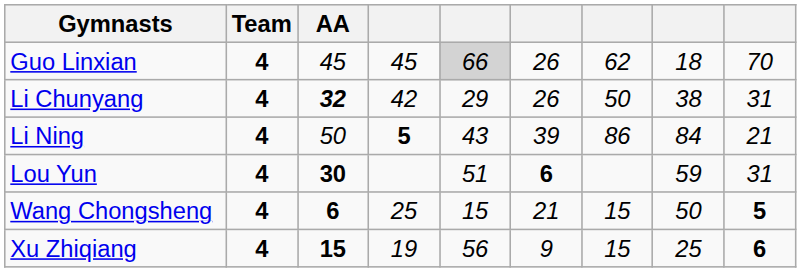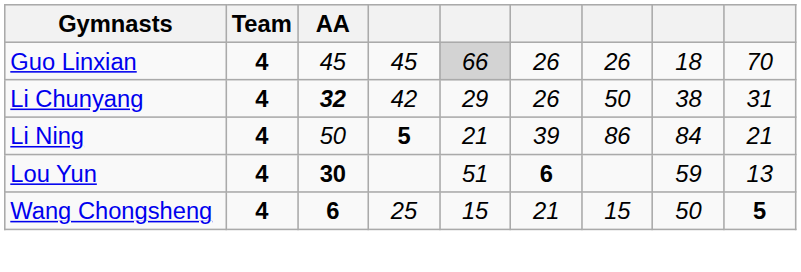(617, 61) 62 -> (617, 61) 26
(475, 136) 43 -> (475, 136) 21
(760, 174) 31 -> (760, 174) 13
- row: (74, 249)
